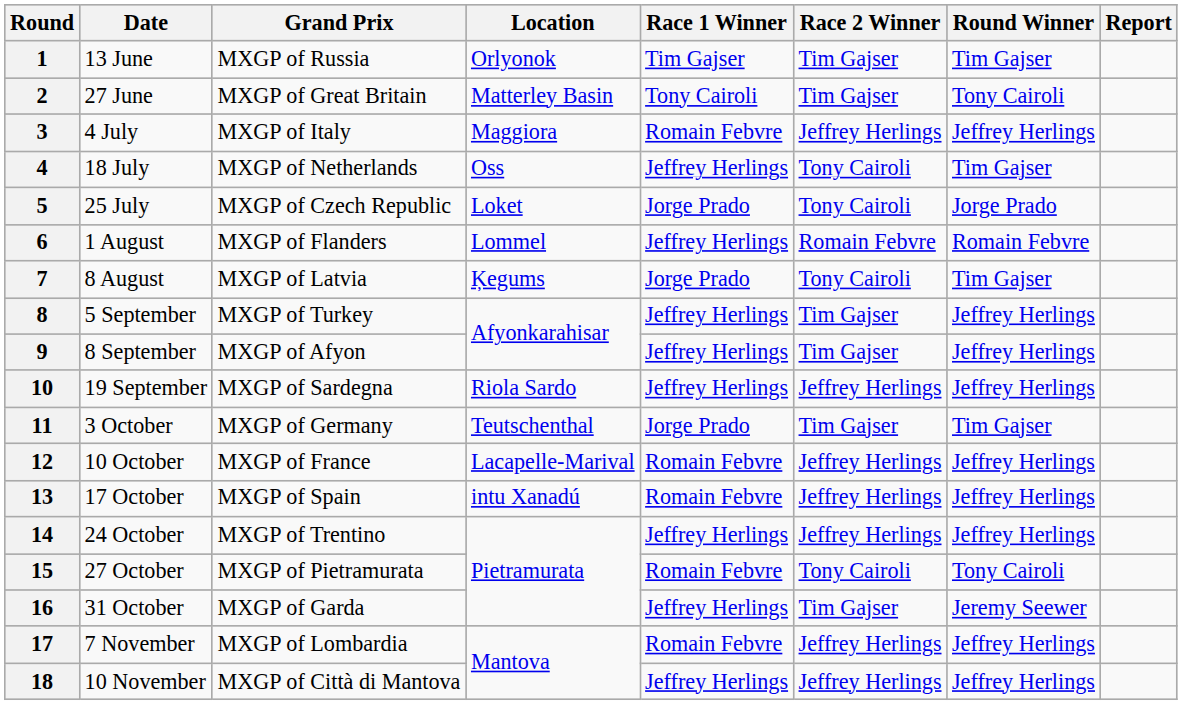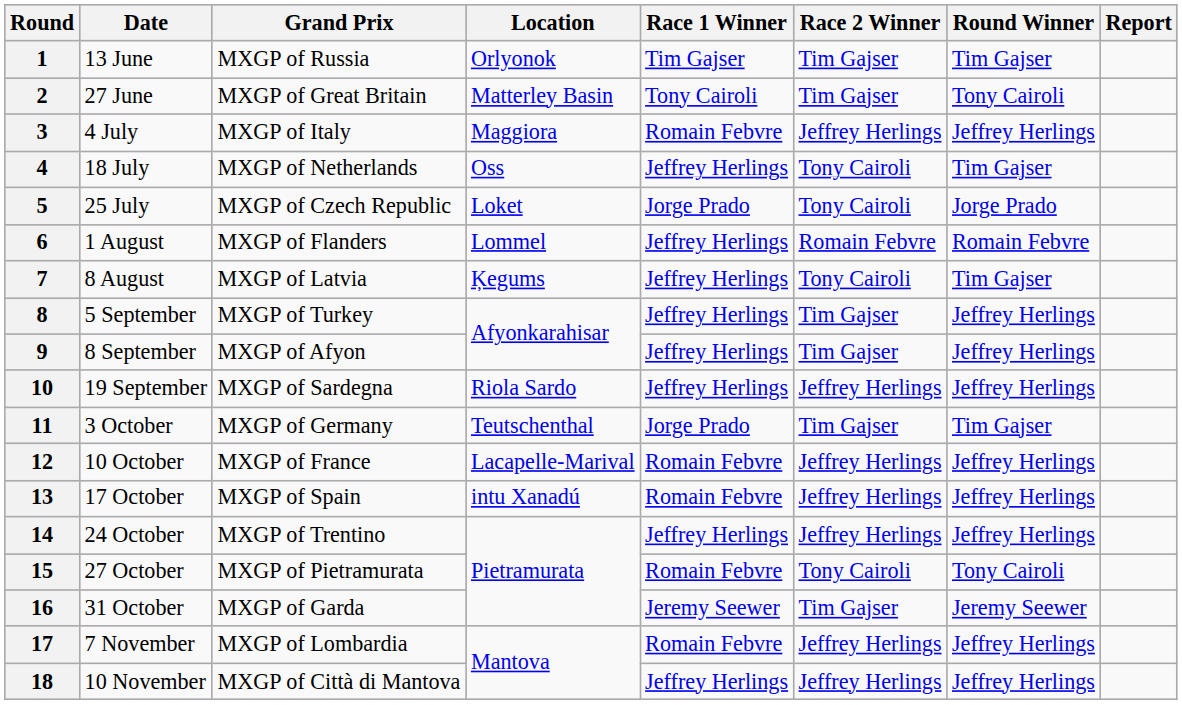(698, 278) Jorge Prado -> (717, 278) Jeffrey Herlings
(717, 607) Jeffrey Herlings -> (712, 607) Jeremy Seewer
